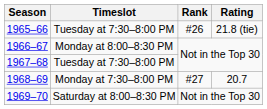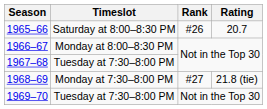(114, 29) Tuesday at 7:30–8:00 PM -> (114, 29) Saturday at 8:00–8:30 PM
(237, 29) 21.8 (tie) -> (237, 29) 20.7
(237, 79) 20.7 -> (237, 79) 21.8 (tie)
(114, 96) Saturday at 8:00–8:30 PM -> (114, 96) Tuesday at 7:30–8:00 PM
